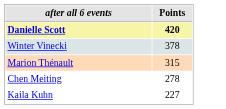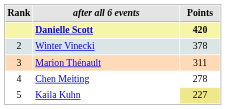+ column: (19, 13)
(172, 63) 315 -> (200, 63) 311
(172, 95) no background -> (200, 95) khaki background
